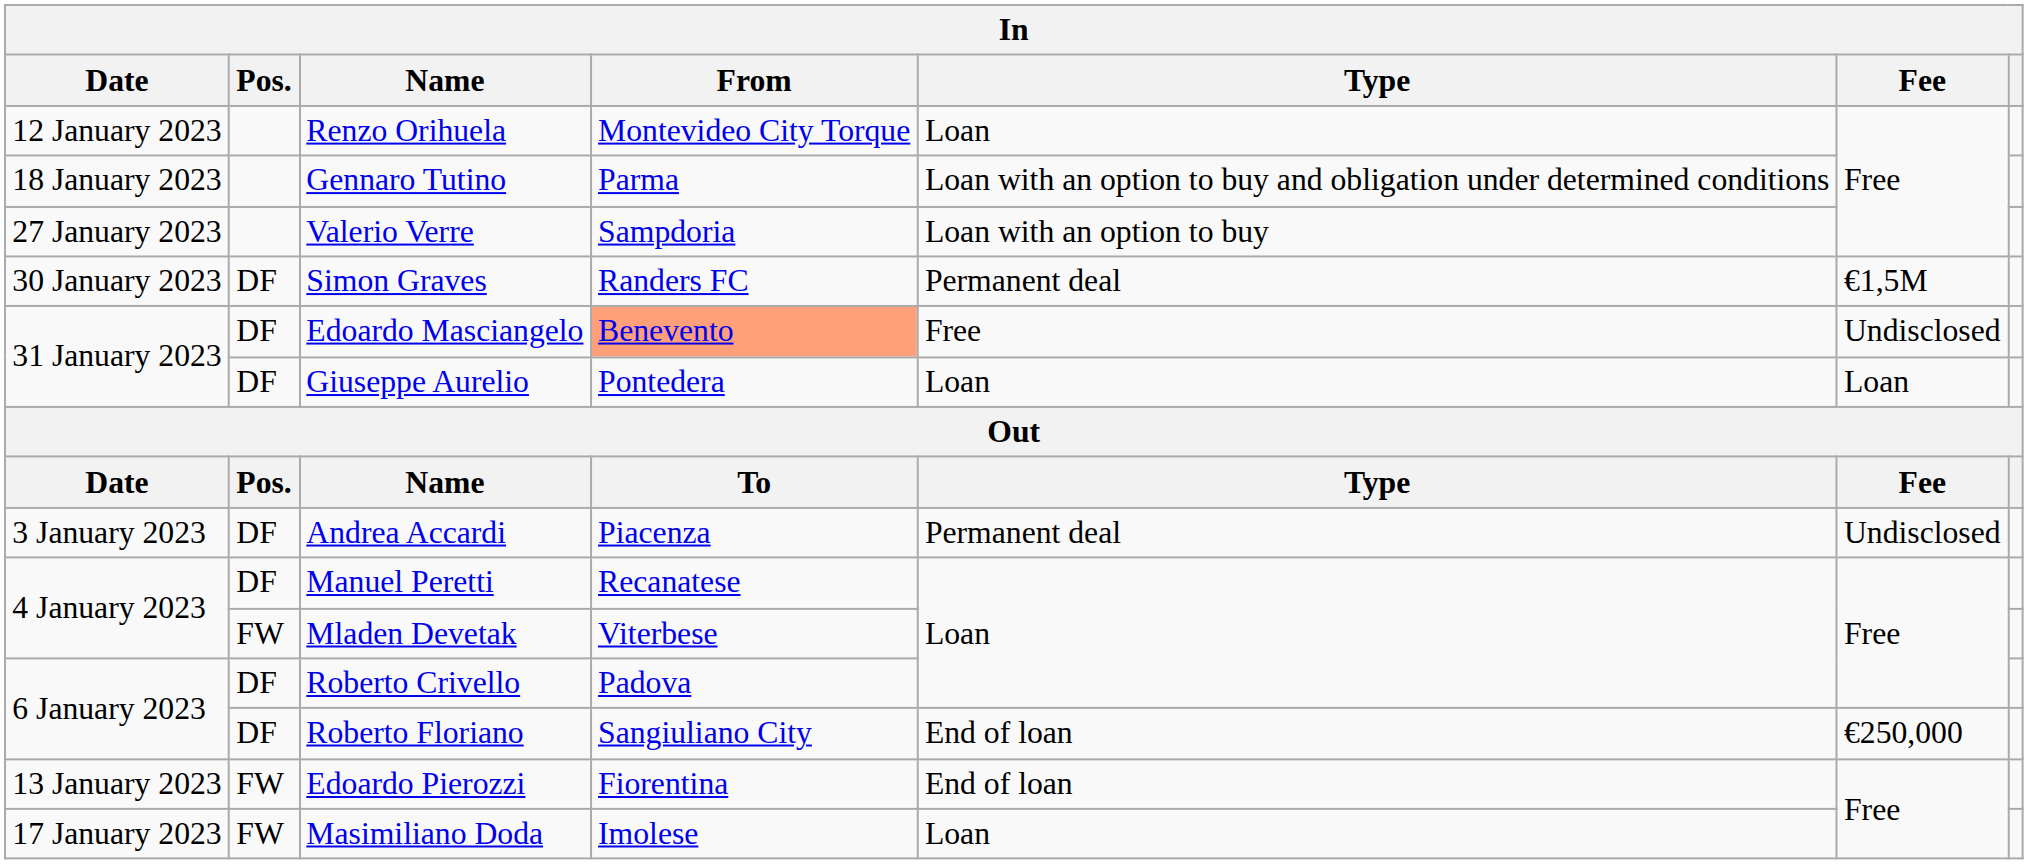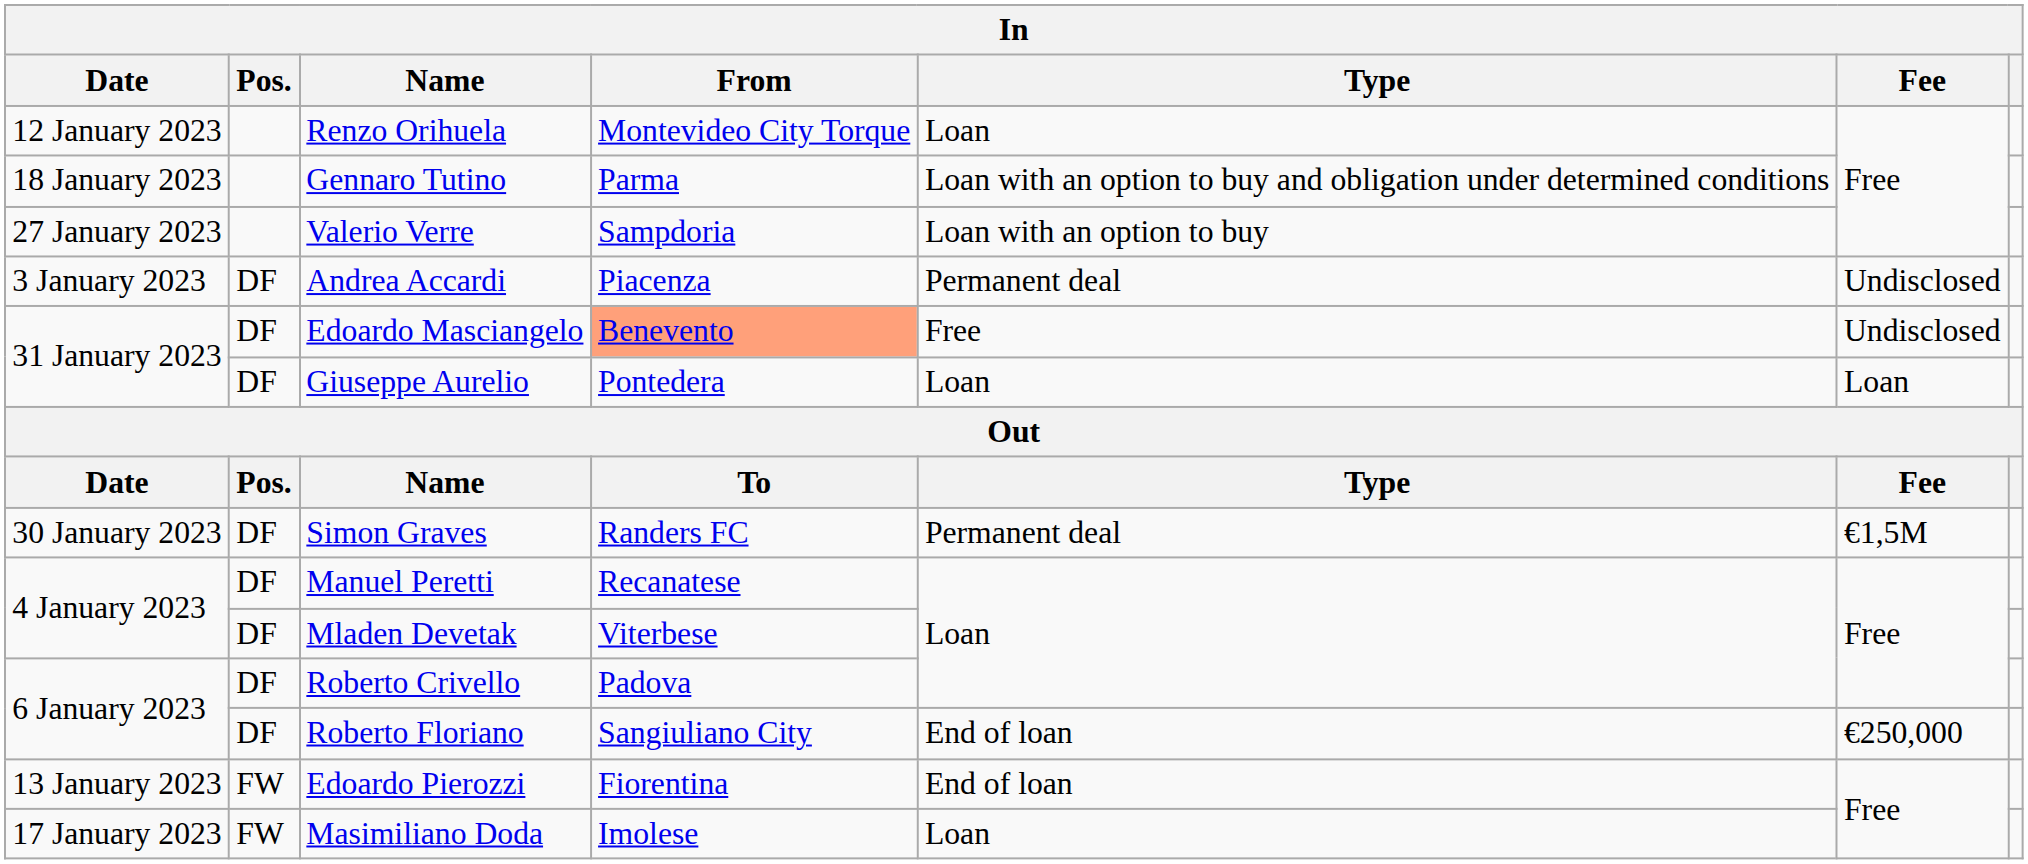rows swapped: (397, 280) <-> (406, 532)
(260, 632) FW -> (257, 632) DF
